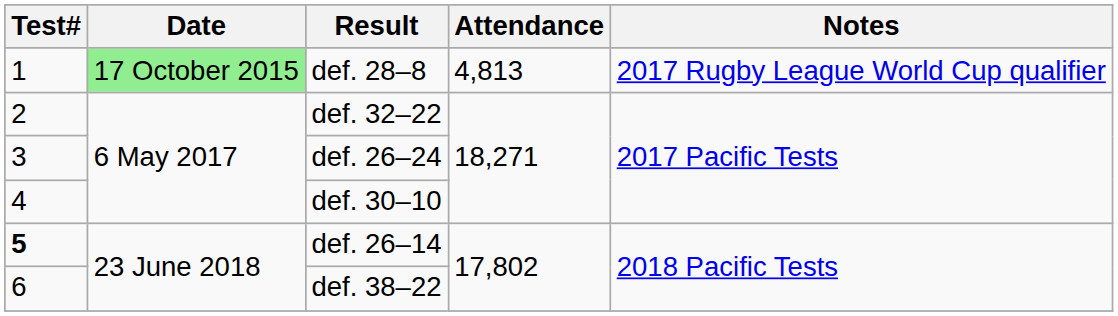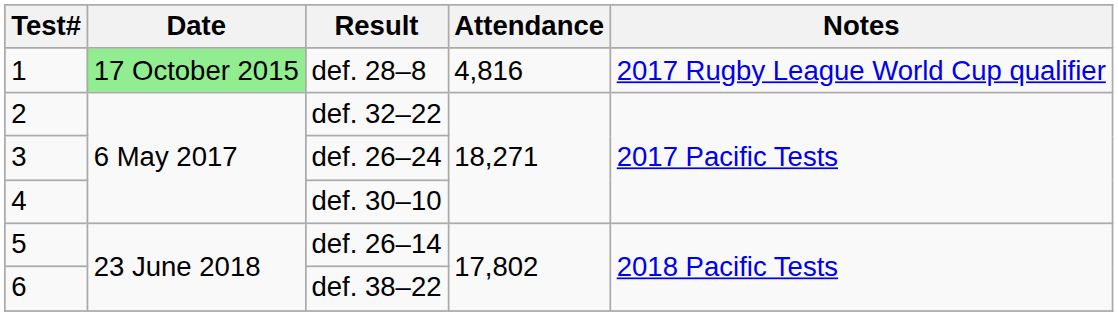(489, 69) 4,813 -> (489, 69) 4,816
(19, 244) bold -> (19, 244) normal
